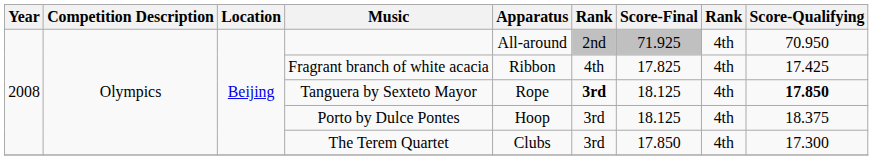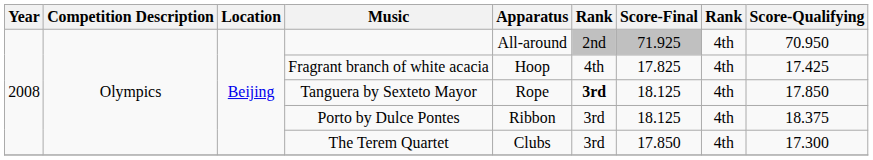(532, 67) Ribbon -> (532, 67) Hoop
(807, 92) bold -> (807, 92) normal
(532, 117) Hoop -> (532, 117) Ribbon
